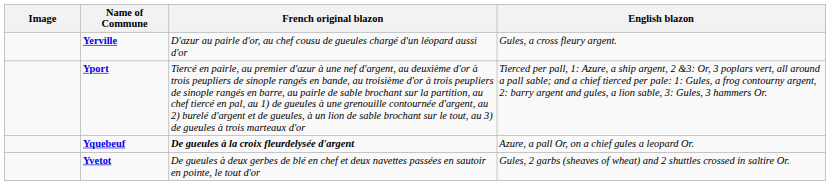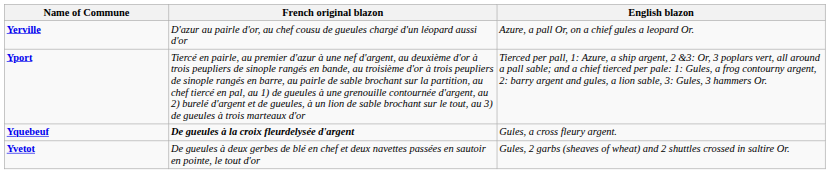- column: (42, 18)
(558, 40) Gules, a cross fleury argent. -> (597, 29) Azure, a pall Or, on a chief gules a leopard Or.
(597, 144) Azure, a pall Or, on a chief gules a leopard Or. -> (558, 132) Gules, a cross fleury argent.
